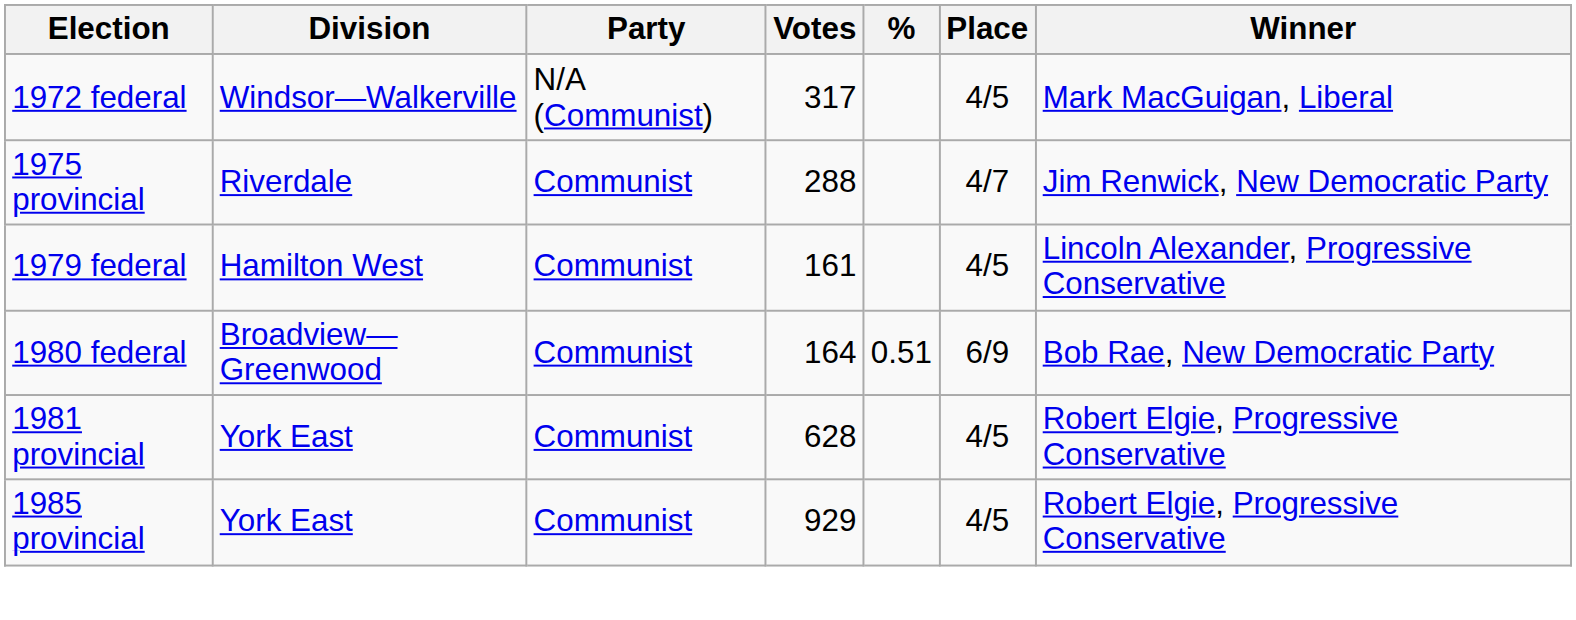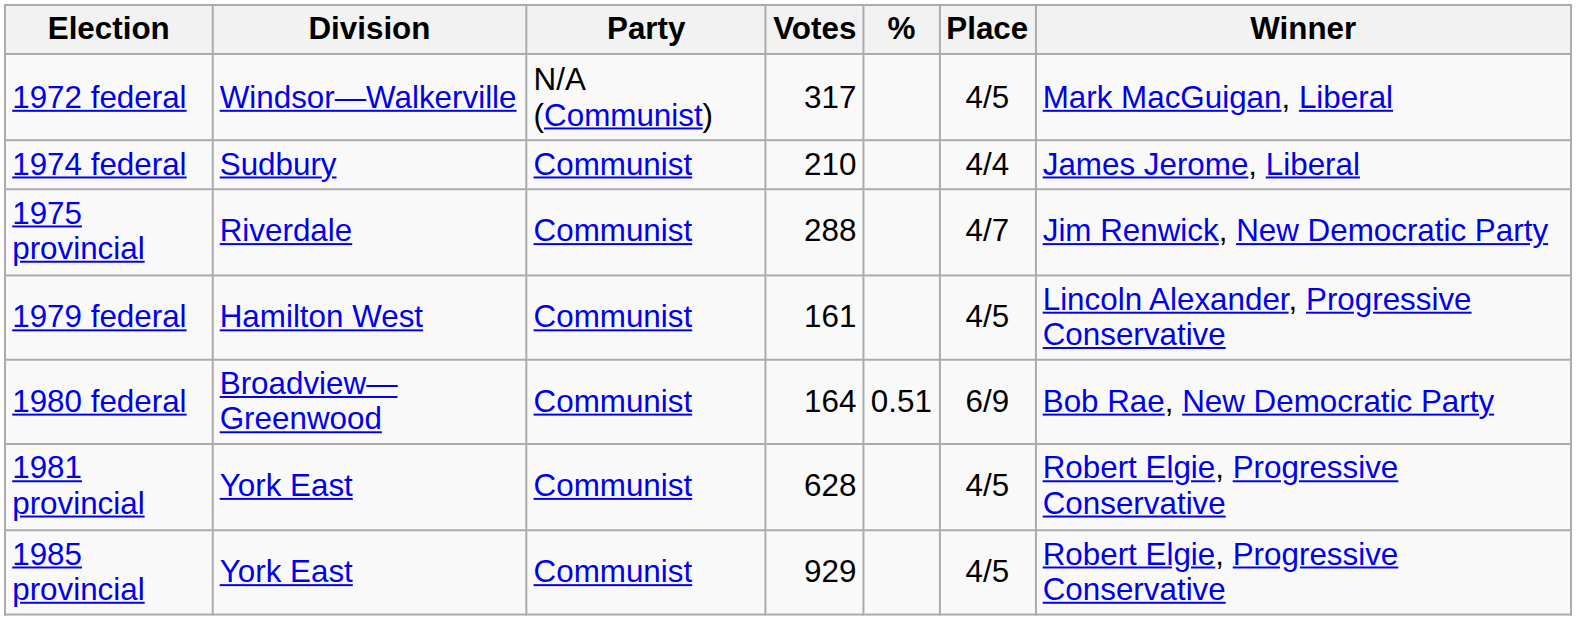+ row: (99, 164)
